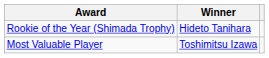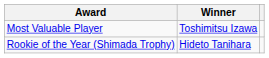rows swapped: (55, 45) <-> (91, 28)
